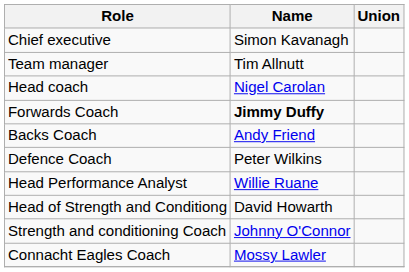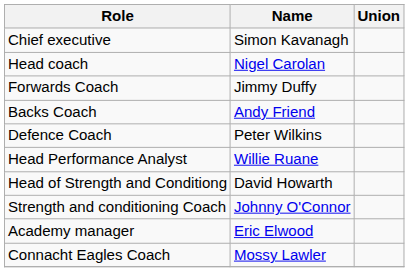- row: (58, 64)
(279, 111) bold -> (275, 87) normal
+ row: (71, 231)
